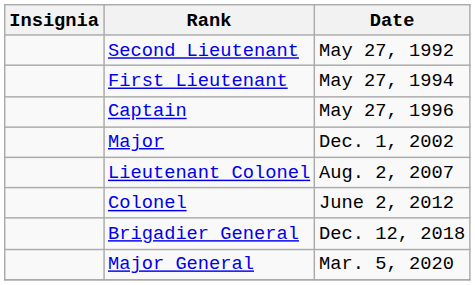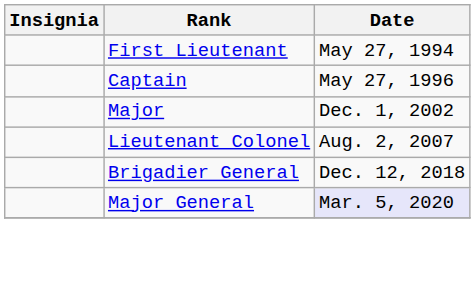- row: (203, 50)
- row: (147, 203)
(387, 264) no background -> (387, 203) lavender background
